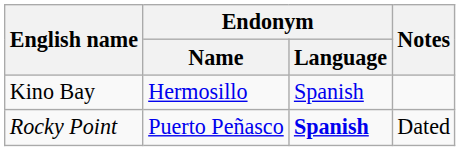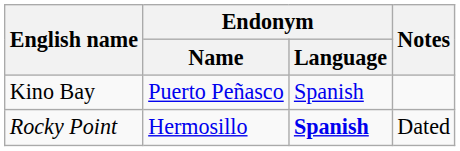(198, 92) Hermosillo -> (216, 92) Puerto Peñasco
(216, 127) Puerto Peñasco -> (198, 127) Hermosillo
